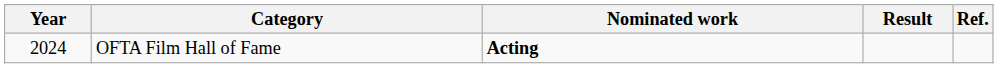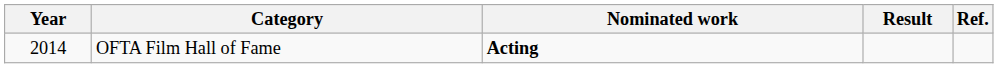(48, 47) 2024 -> (48, 47) 2014
